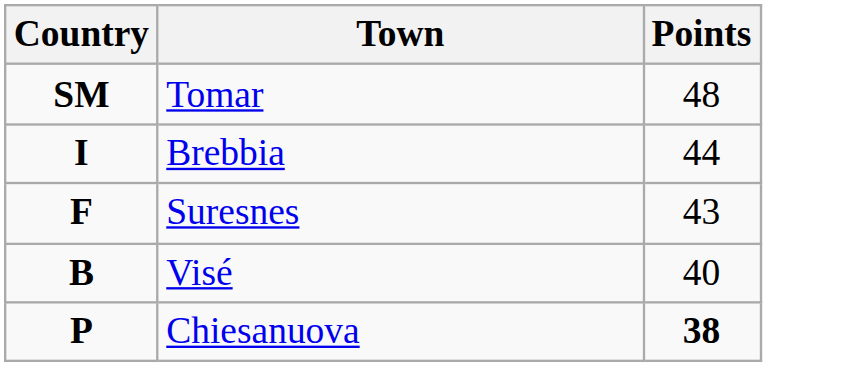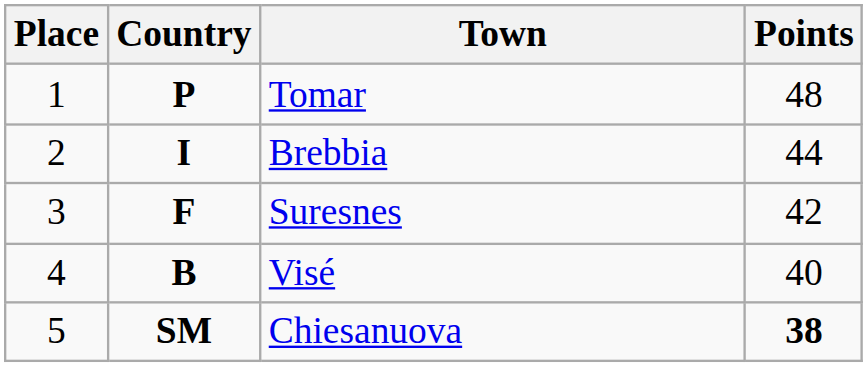+ column: (56, 34)
(81, 93) SM -> (184, 93) P
(701, 212) 43 -> (804, 212) 42
(81, 331) P -> (184, 331) SM
